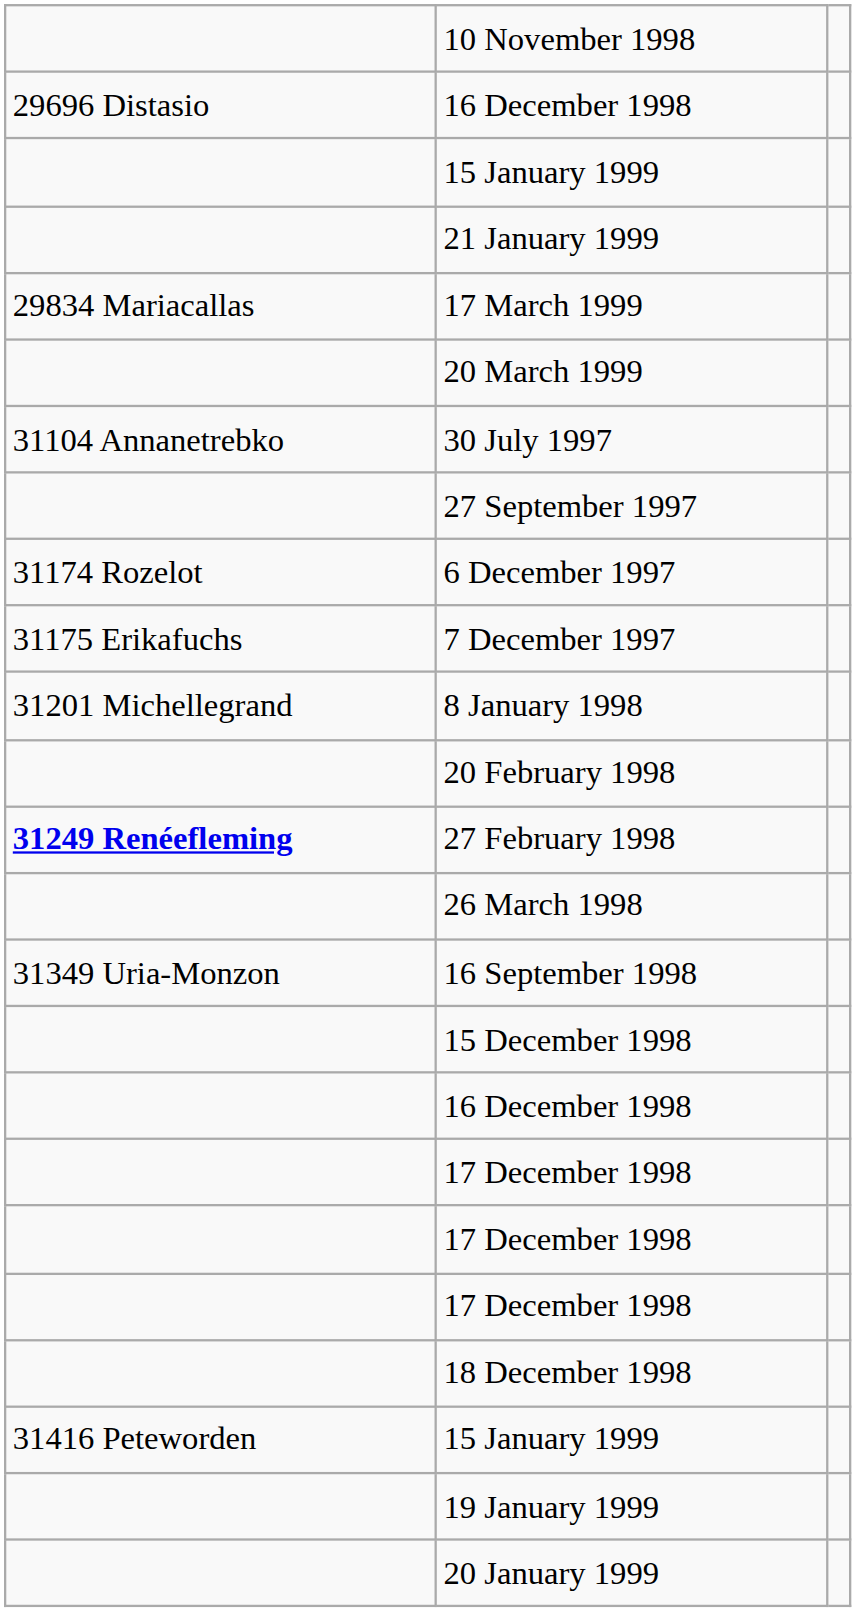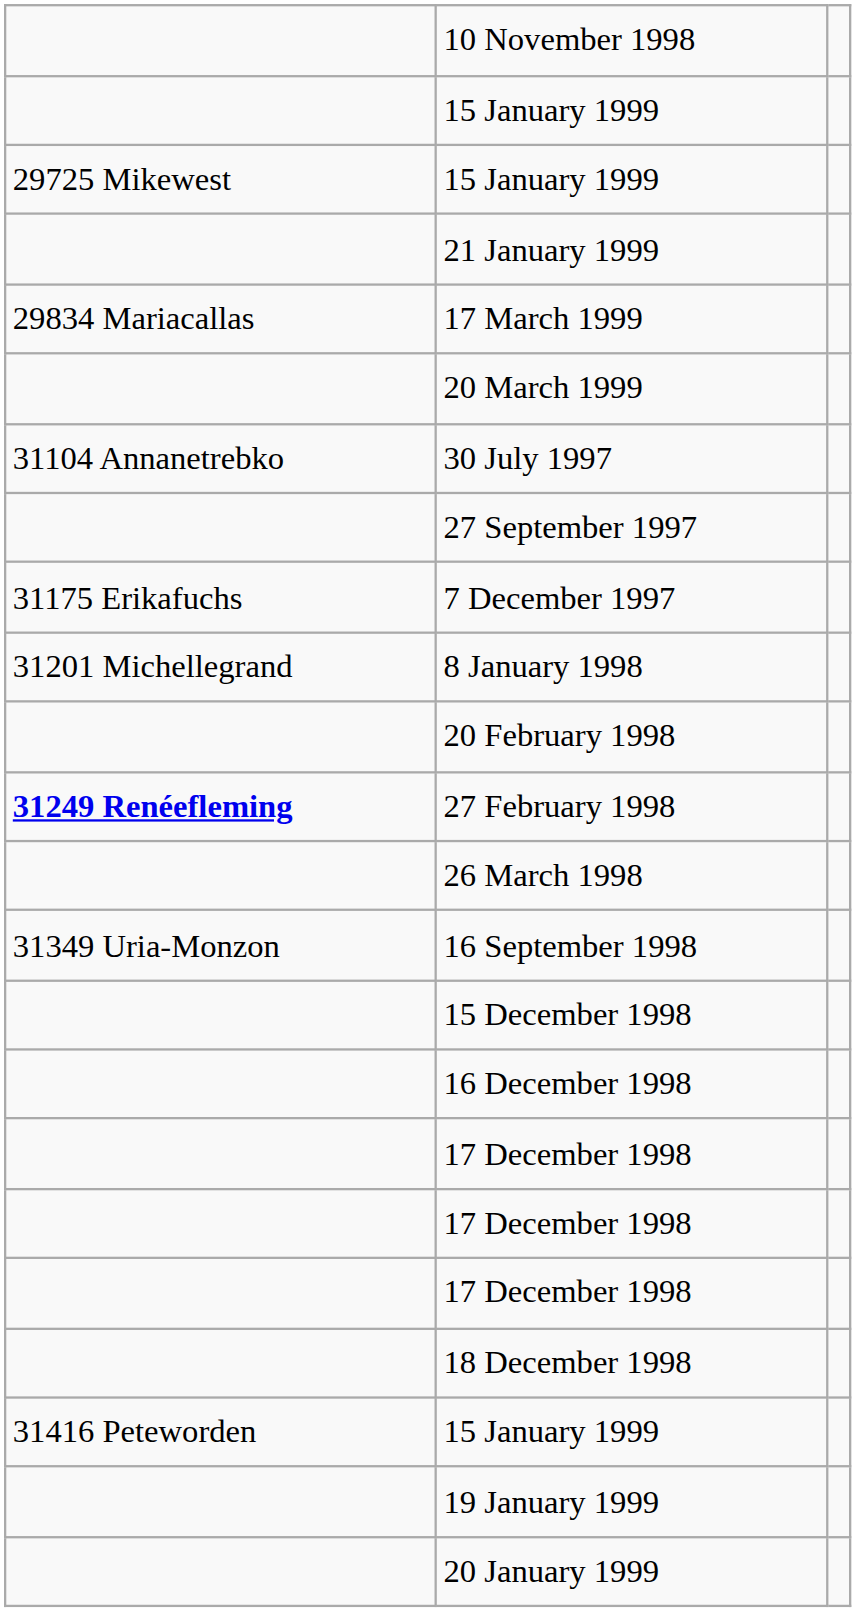- row: (111, 105)
+ row: (122, 179)
- row: (108, 572)
